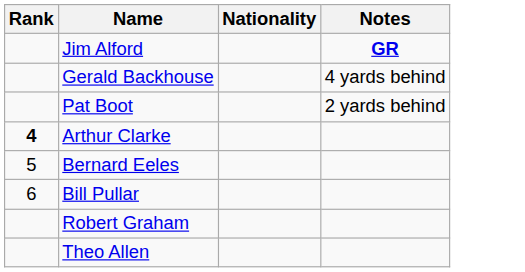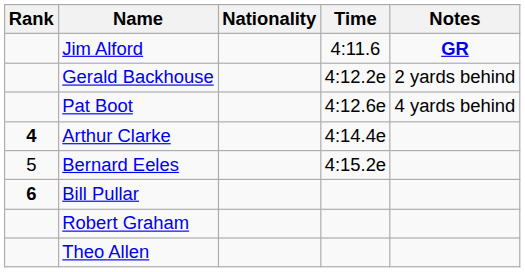+ column: (355, 19)
(385, 77) 4 yards behind -> (455, 77) 2 yards behind
(385, 106) 2 yards behind -> (455, 106) 4 yards behind
(31, 194) normal -> (31, 194) bold
